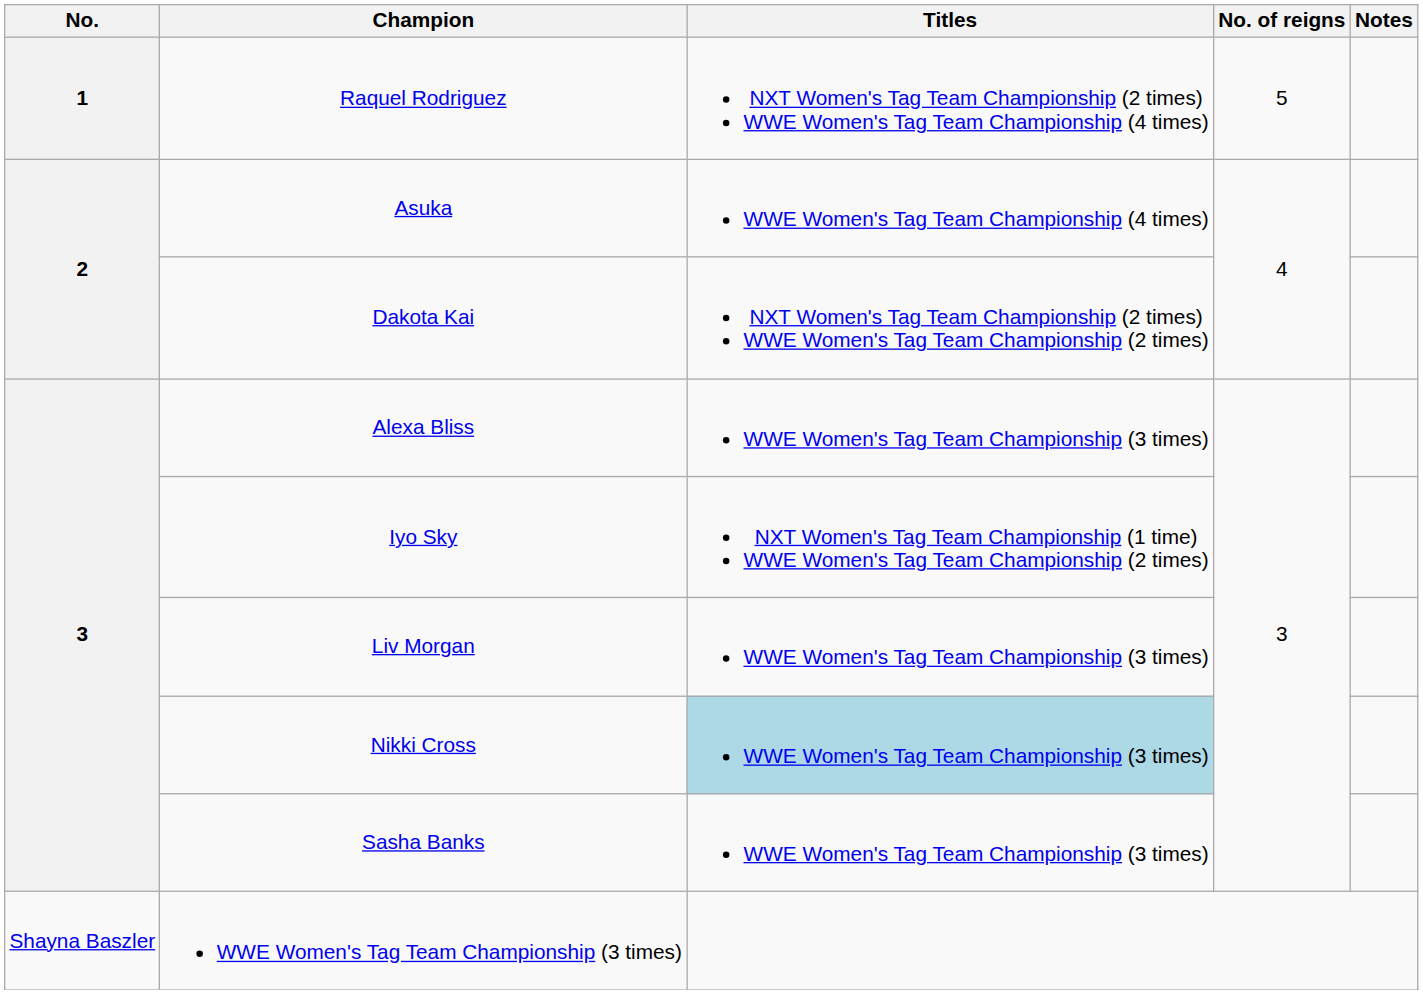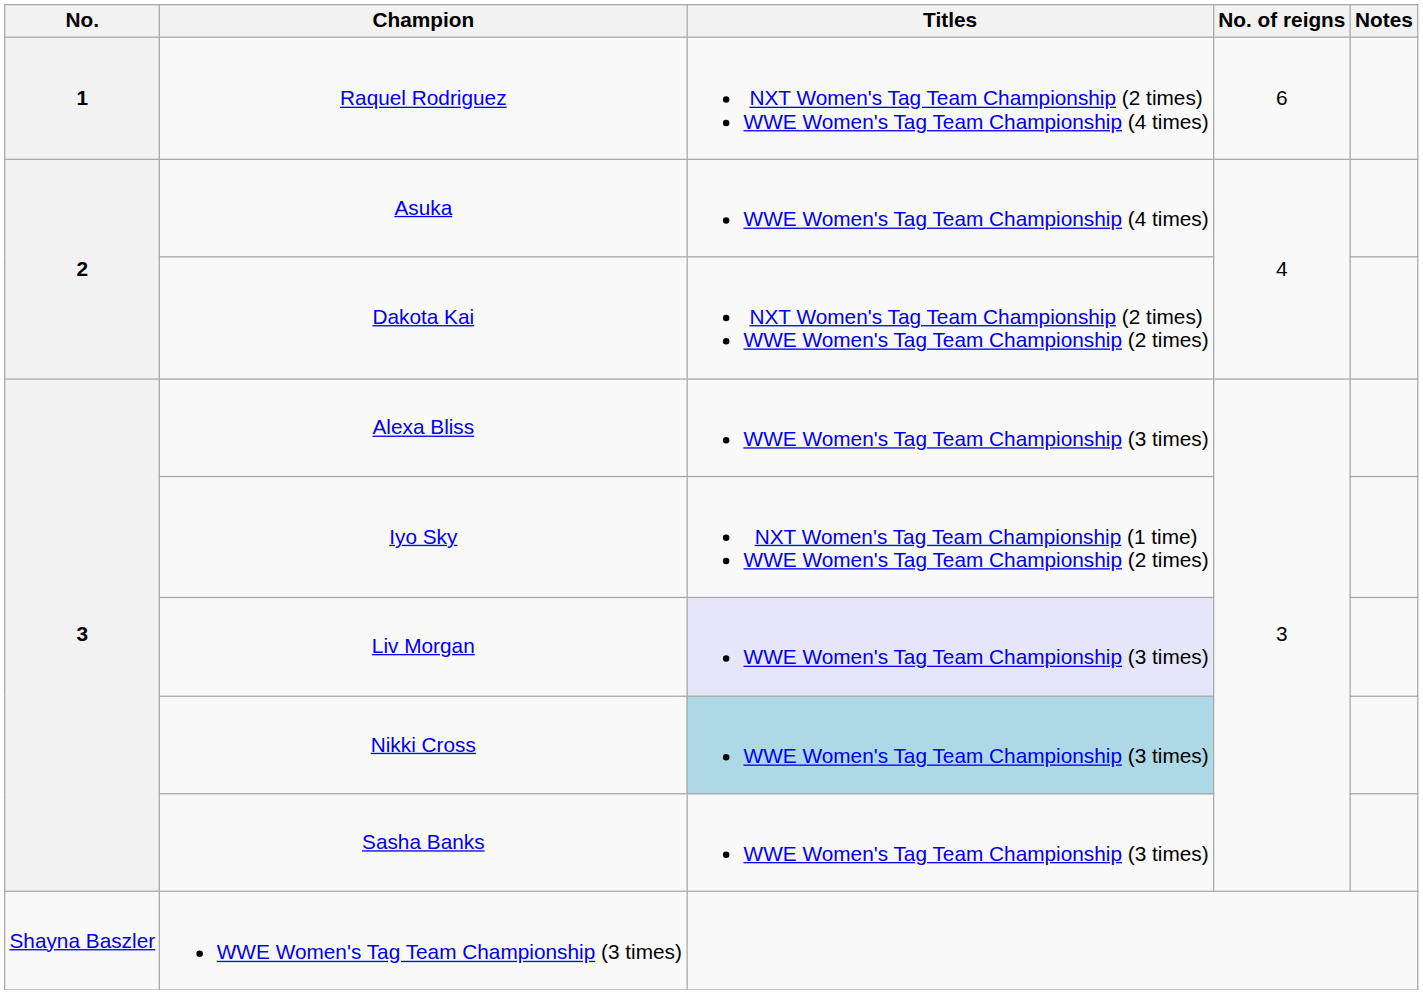(1282, 98) 5 -> (1282, 98) 6
(950, 658) no background -> (950, 658) lavender background
